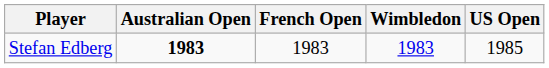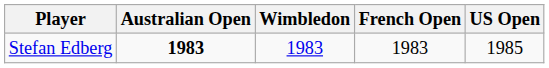columns swapped: (311, 18) <-> (416, 18)
